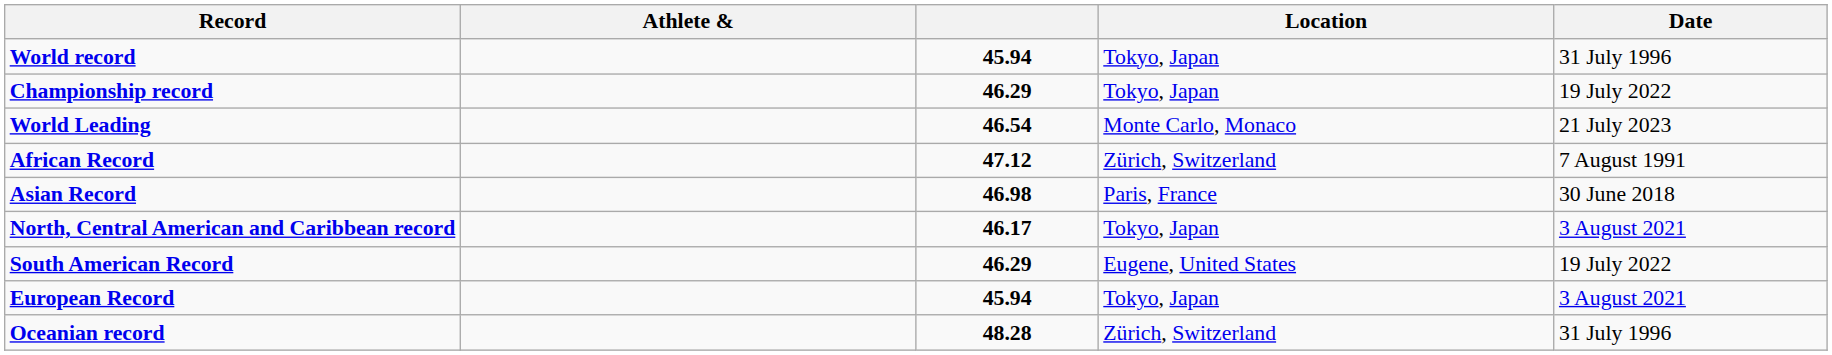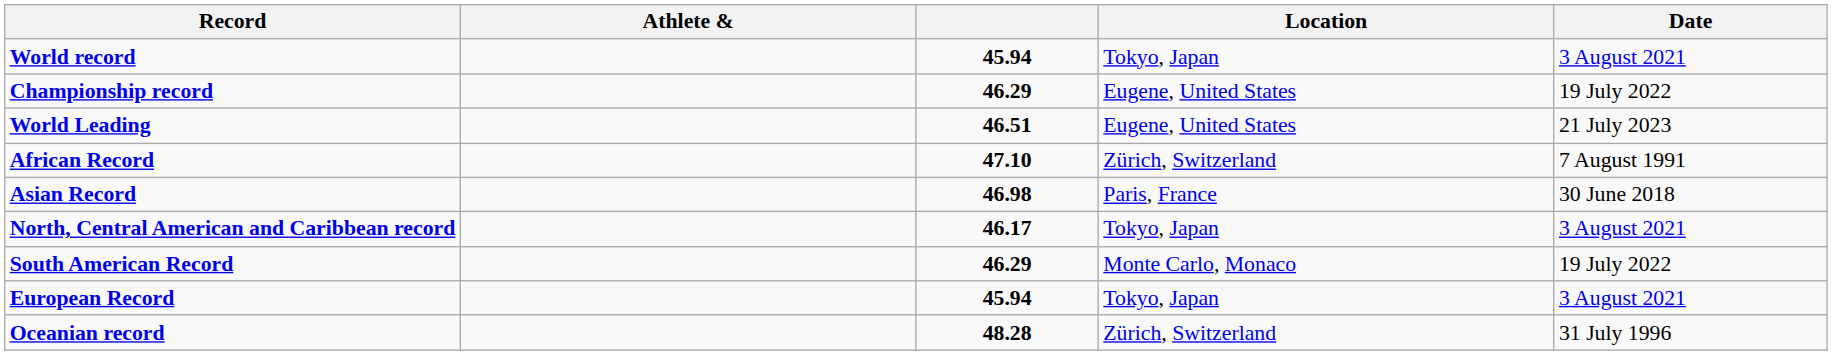(1615, 56) 31 July 1996 -> (1622, 56) 3 August 2021
(1161, 90) Tokyo, Japan -> (1200, 90) Eugene, United States
(1007, 125) 46.54 -> (1007, 125) 46.51
(1200, 125) Monte Carlo, Monaco -> (1200, 125) Eugene, United States
(1007, 159) 47.12 -> (1007, 159) 47.10
(1200, 263) Eugene, United States -> (1200, 263) Monte Carlo, Monaco
